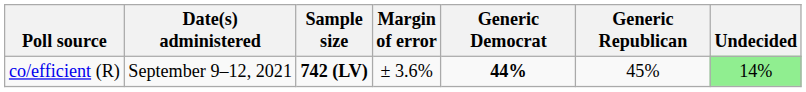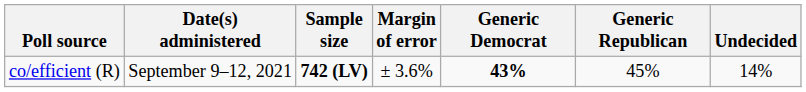(508, 71) 44% -> (508, 71) 43%
(756, 71) lightgreen background -> (756, 71) no background
